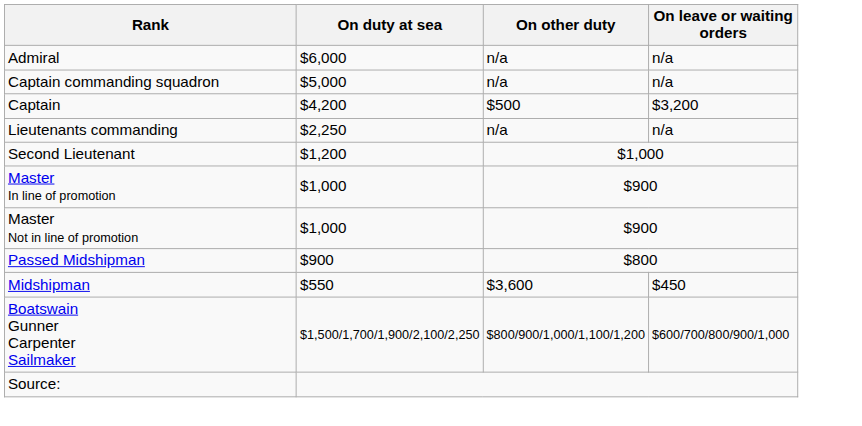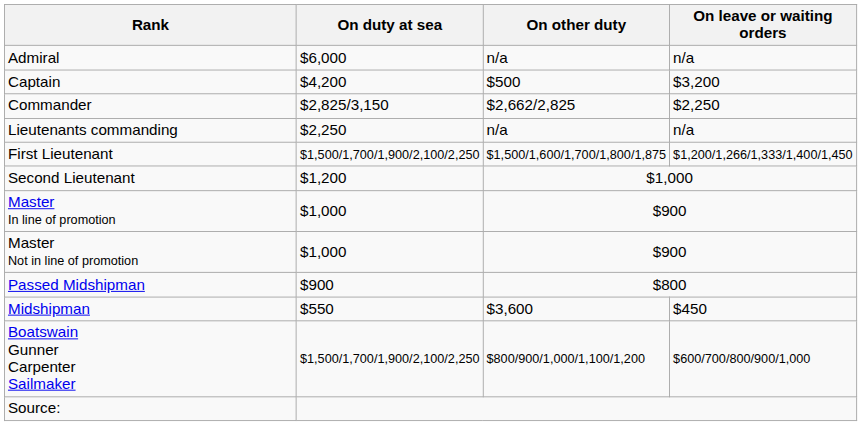- row: (114, 81)
+ row: (50, 105)
+ row: (60, 154)
